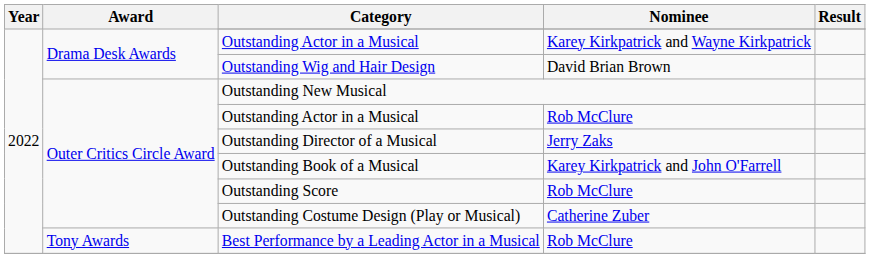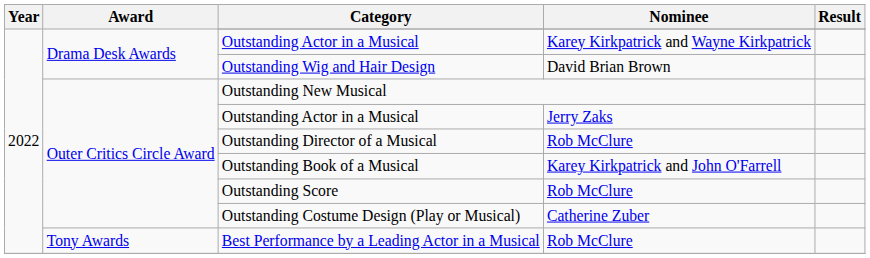(590, 116) Rob McClure -> (580, 116) Jerry Zaks
(580, 141) Jerry Zaks -> (590, 141) Rob McClure
